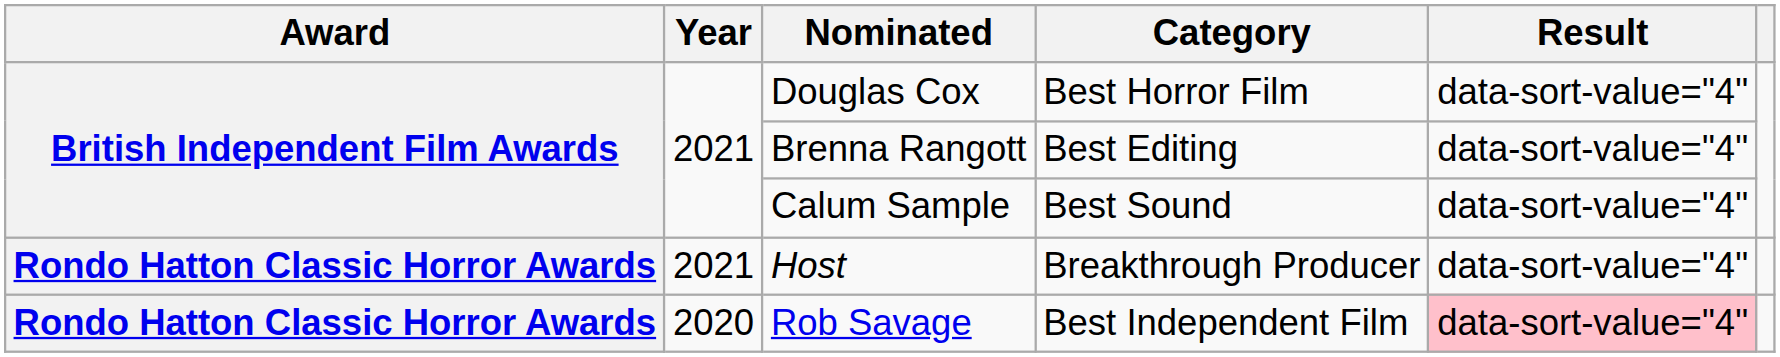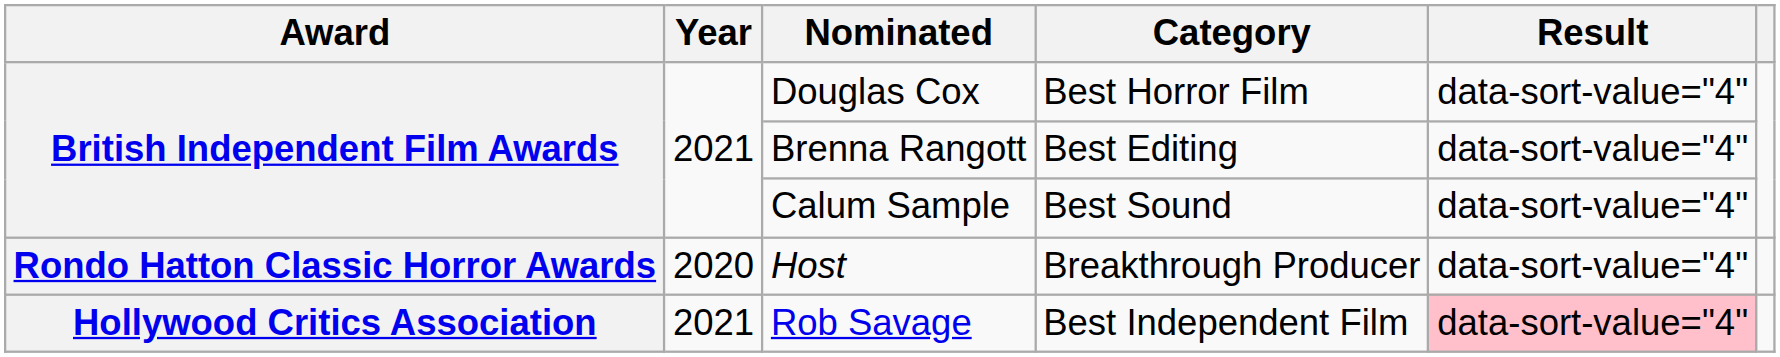(714, 264) 2021 -> (714, 264) 2020
(335, 322) Rondo Hatton Classic Horror Awards -> (335, 322) Hollywood Critics Association
(714, 322) 2020 -> (714, 322) 2021
